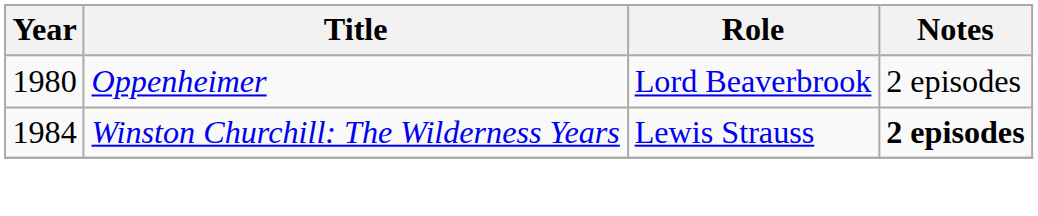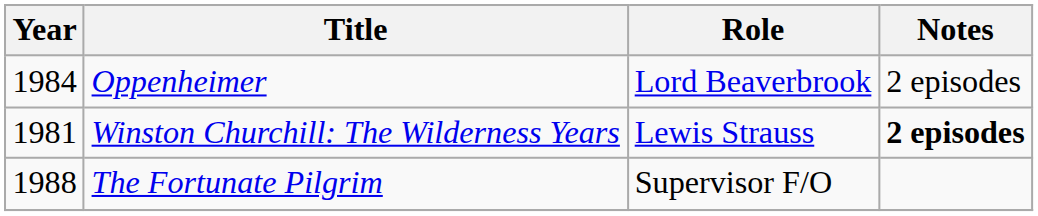(45, 81) 1980 -> (45, 81) 1984
(45, 132) 1984 -> (45, 132) 1981
+ row: (237, 183)
